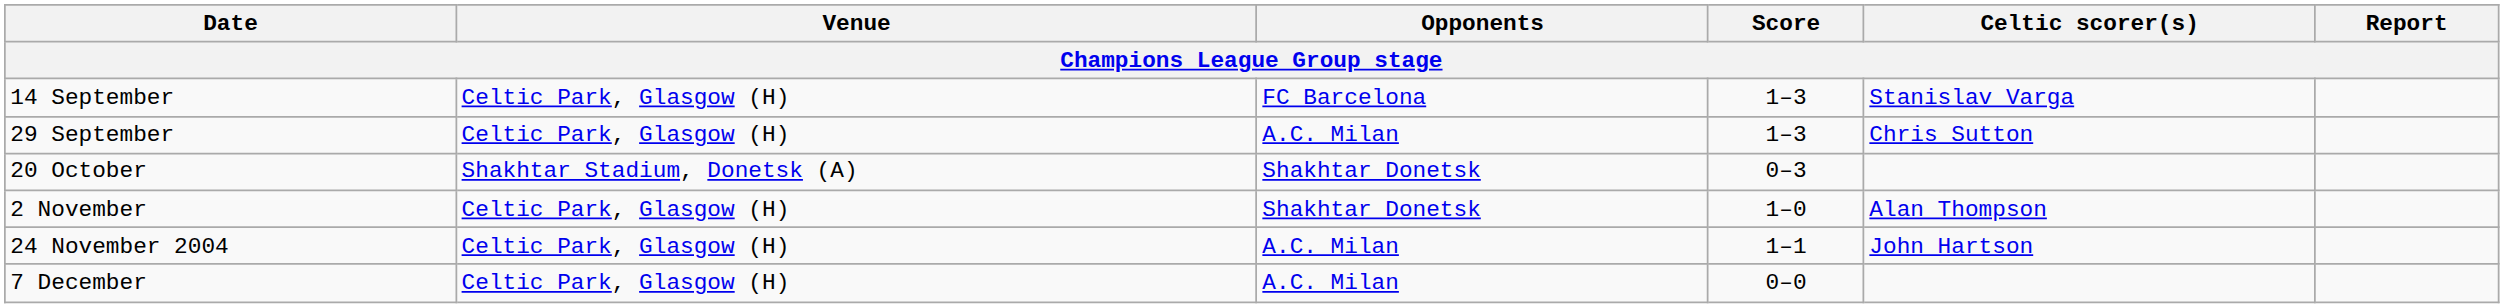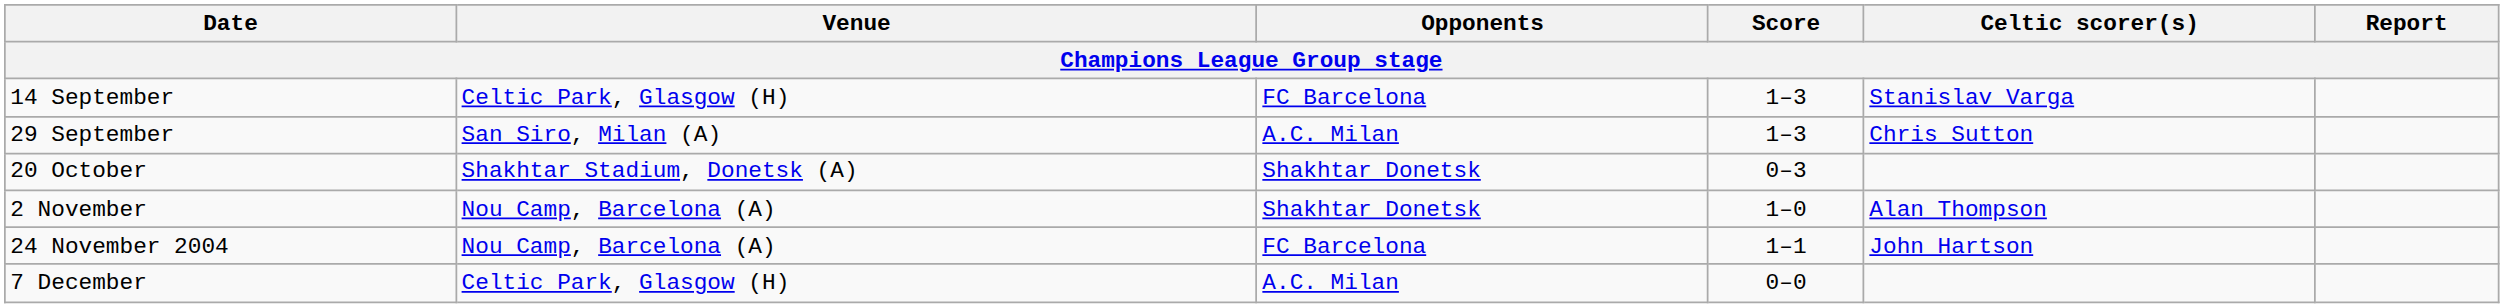(625, 135) Celtic Park, Glasgow (H) -> (591, 135) San Siro, Milan (A)
(625, 209) Celtic Park, Glasgow (H) -> (619, 209) Nou Camp, Barcelona (A)
(625, 246) Celtic Park, Glasgow (H) -> (619, 246) Nou Camp, Barcelona (A)
(1331, 246) A.C. Milan -> (1344, 246) FC Barcelona
